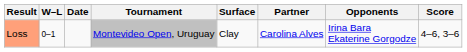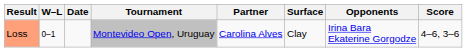columns swapped: (237, 12) <-> (292, 12)
